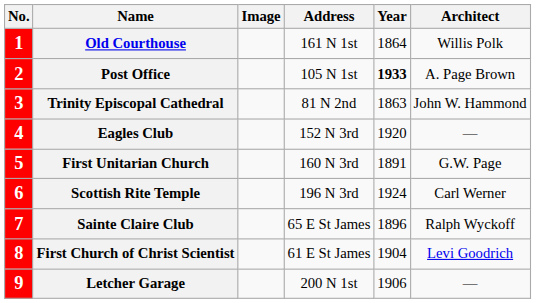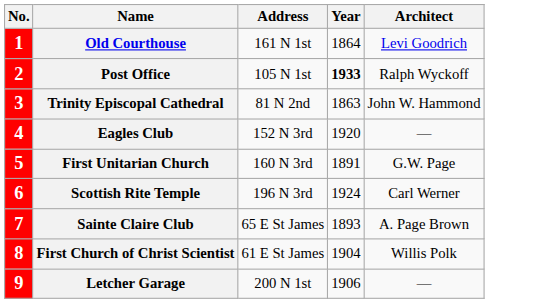- column: (261, 16)
(470, 43) Willis Polk -> (424, 43) Levi Goodrich
(470, 73) A. Page Brown -> (424, 73) Ralph Wyckoff
(392, 223) 1896 -> (346, 223) 1893
(470, 223) Ralph Wyckoff -> (424, 223) A. Page Brown
(470, 253) Levi Goodrich -> (424, 253) Willis Polk
